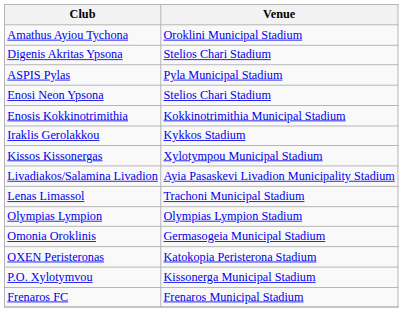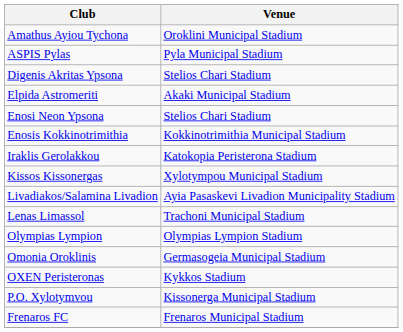rows swapped: (39, 75) <-> (65, 55)
+ row: (53, 95)
(204, 136) Kykkos Stadium -> (240, 156) Katokopia Peristerona Stadium
(240, 257) Katokopia Peristerona Stadium -> (204, 277) Kykkos Stadium
